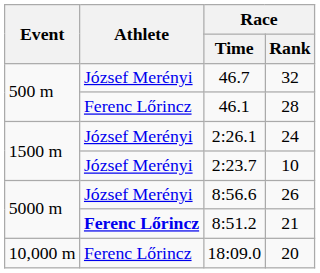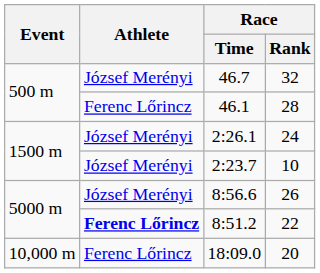(290, 223) 21 -> (290, 223) 22
